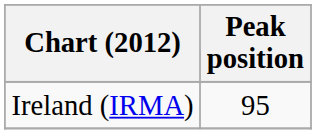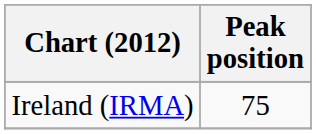(255, 104) 95 -> (255, 104) 75
